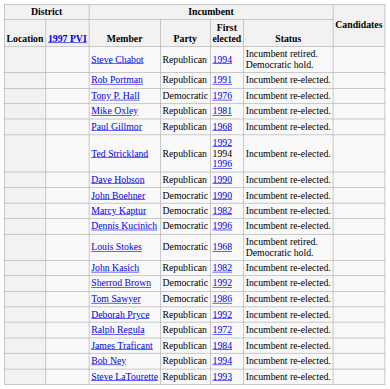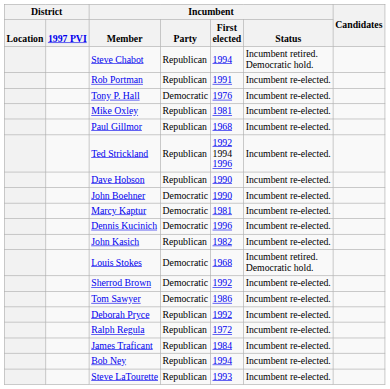(222, 210) 1982 -> (222, 210) 1981
rows swapped: (117, 247) <-> (115, 268)
